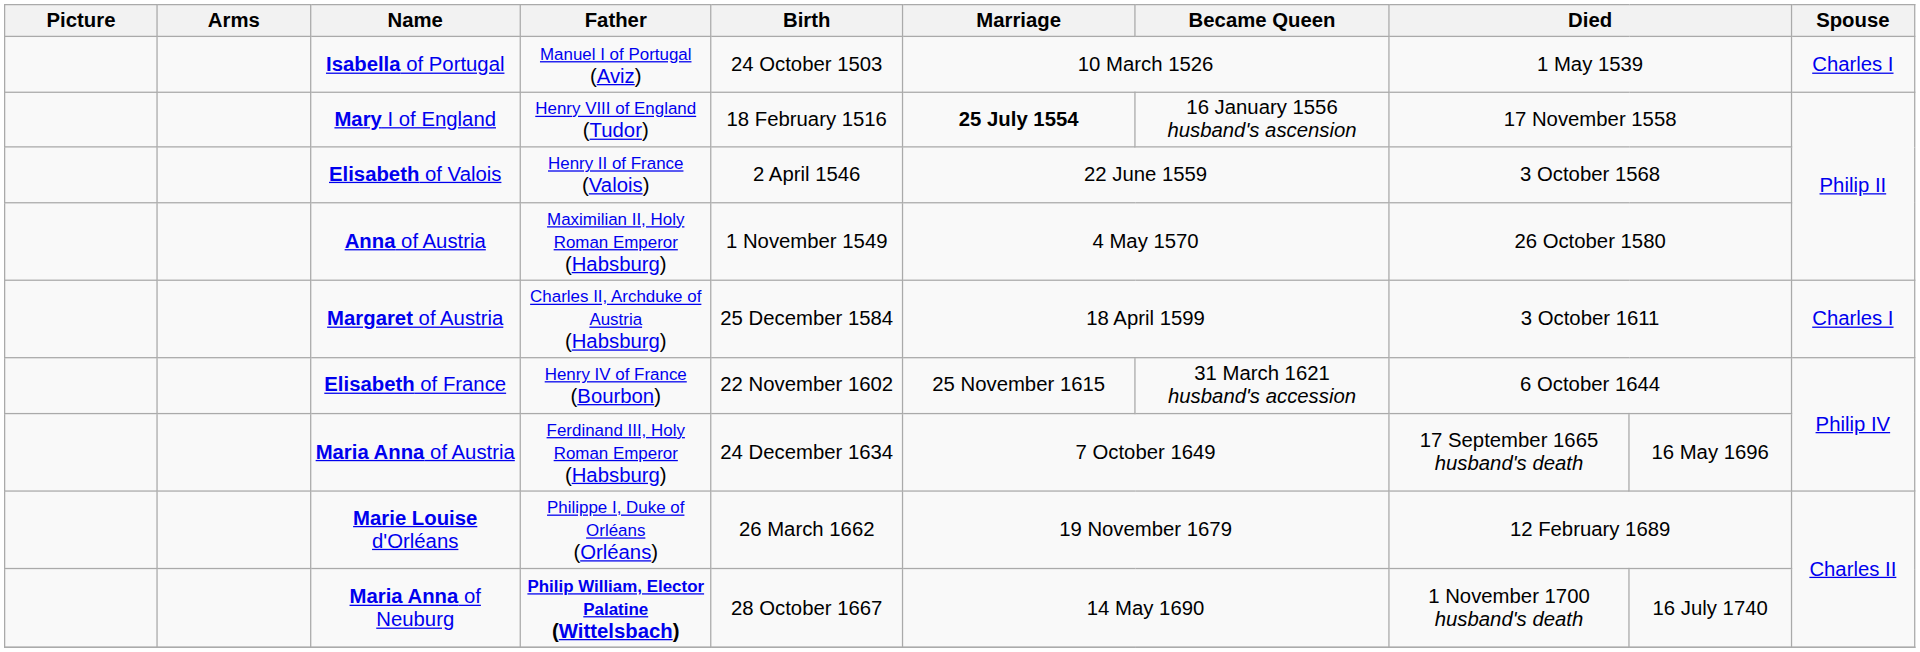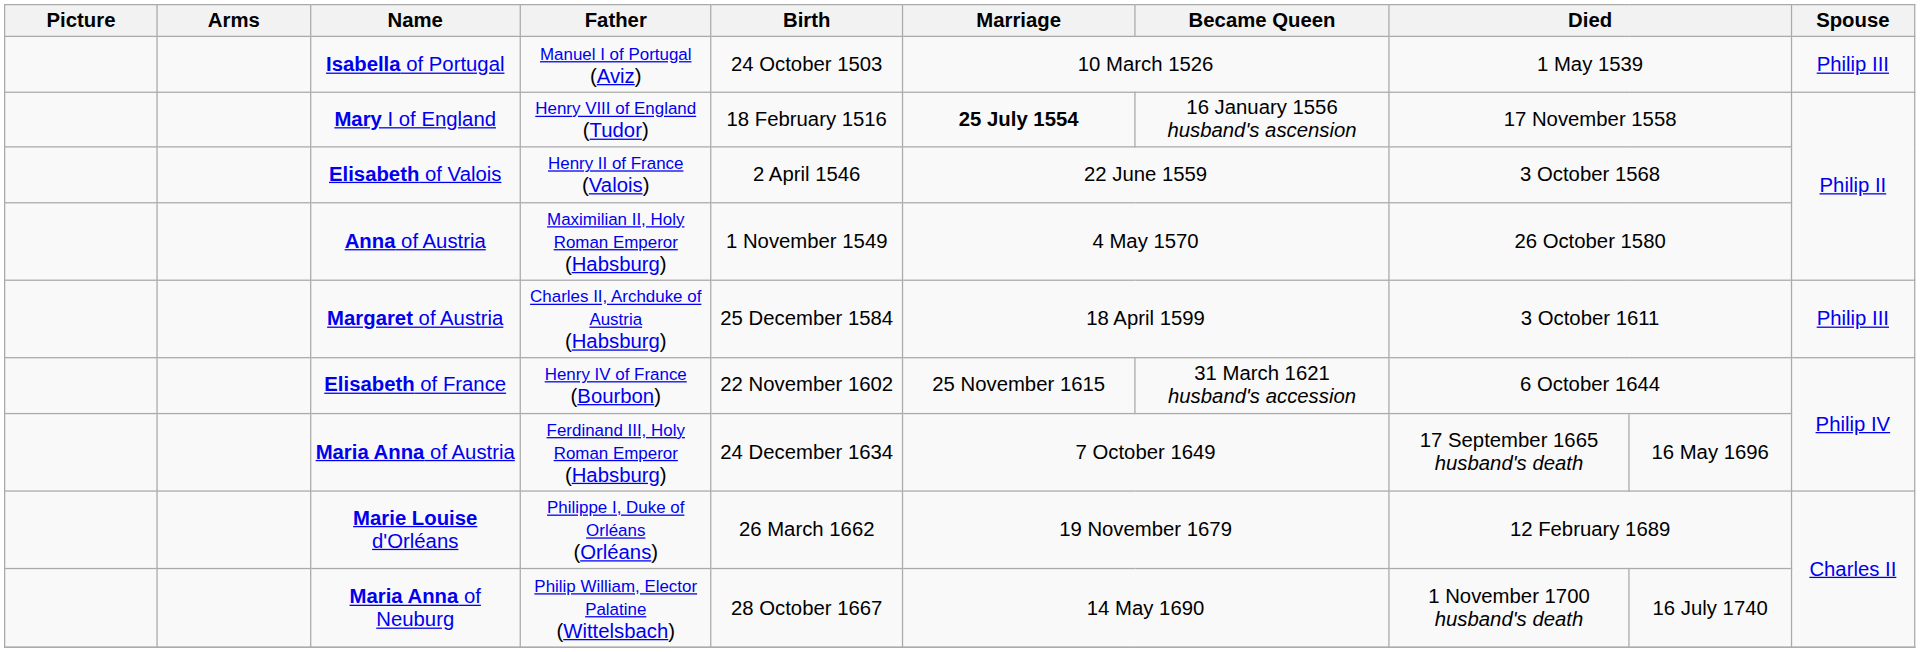(1853, 64) Charles I -> (1853, 64) Philip III
(1853, 318) Charles I -> (1853, 318) Philip III
(616, 607) bold -> (616, 609) normal
